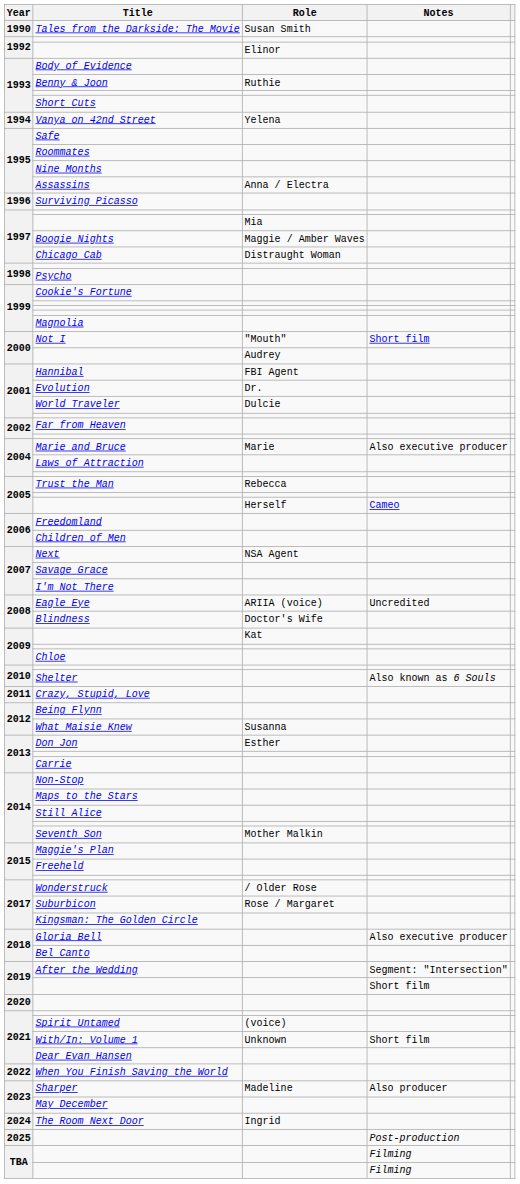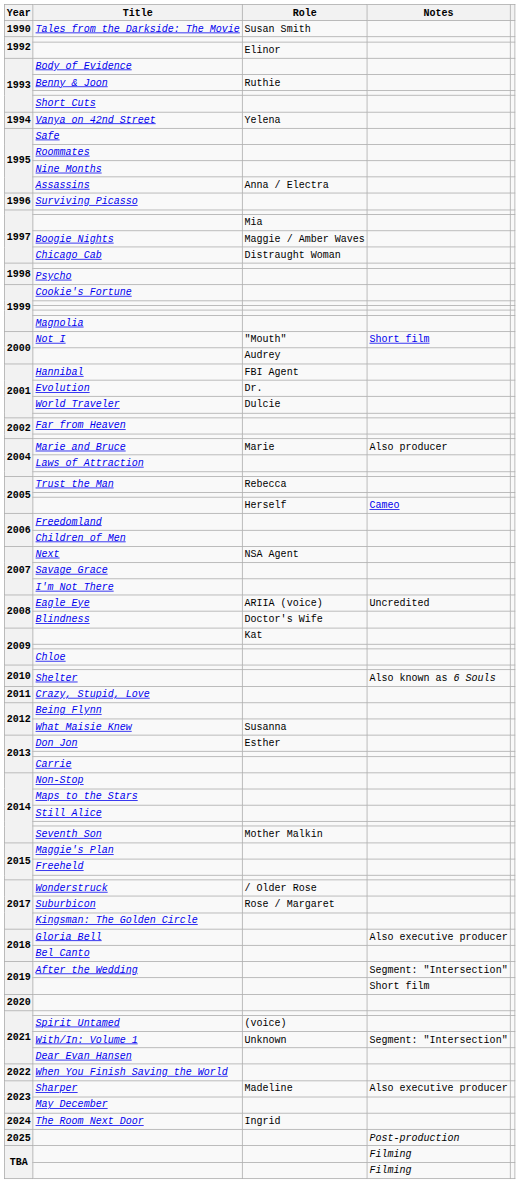(439, 447) Also executive producer -> (409, 447) Also producer
(400, 1040) Short film -> (439, 1040) Segment: "Intersection"
(409, 1089) Also producer -> (439, 1089) Also executive producer
